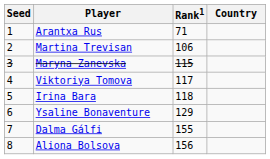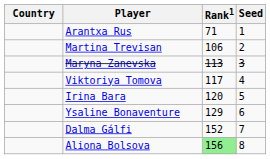columns swapped: (236, 14) <-> (19, 14)
(184, 64) 115 -> (214, 64) 113
(184, 97) 118 -> (214, 97) 120
(184, 129) 155 -> (214, 129) 152
(184, 146) no background -> (214, 146) lightgreen background
